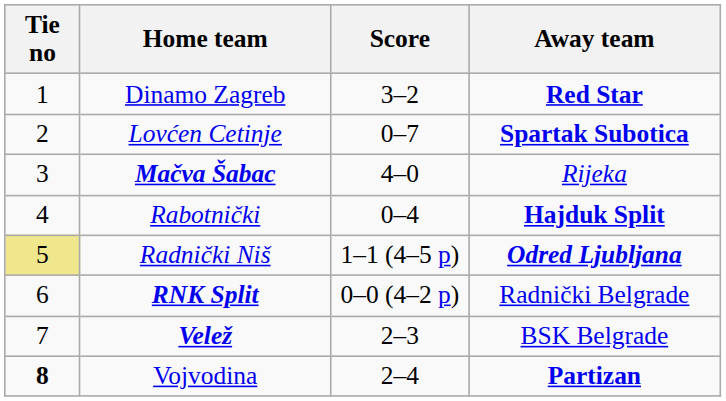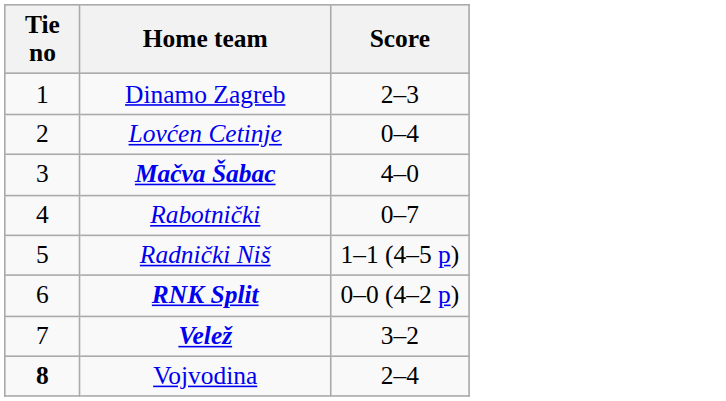- column: (594, 38)
(400, 93) 3–2 -> (400, 93) 2–3
(400, 133) 0–7 -> (400, 133) 0–4
(400, 214) 0–4 -> (400, 214) 0–7
(42, 255) khaki background -> (42, 255) no background
(400, 335) 2–3 -> (400, 335) 3–2
